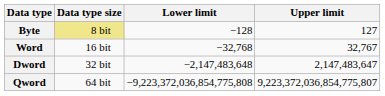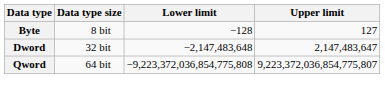(106, 30) khaki background -> (106, 30) no background
- row: (29, 47)
